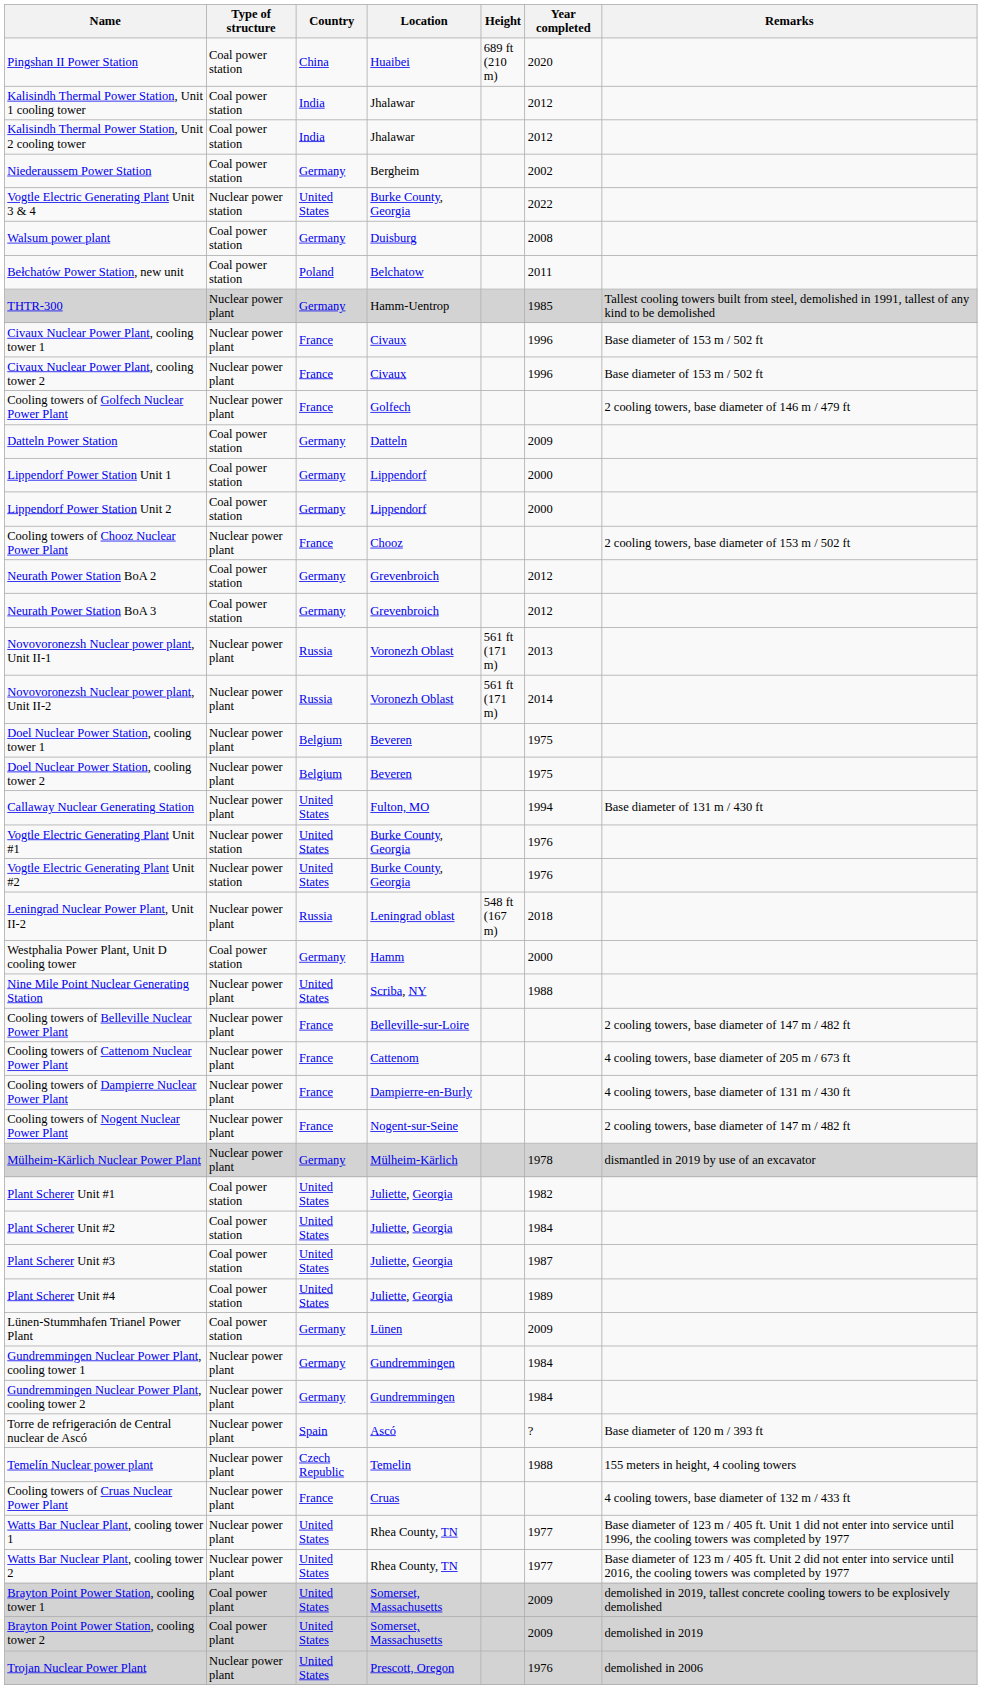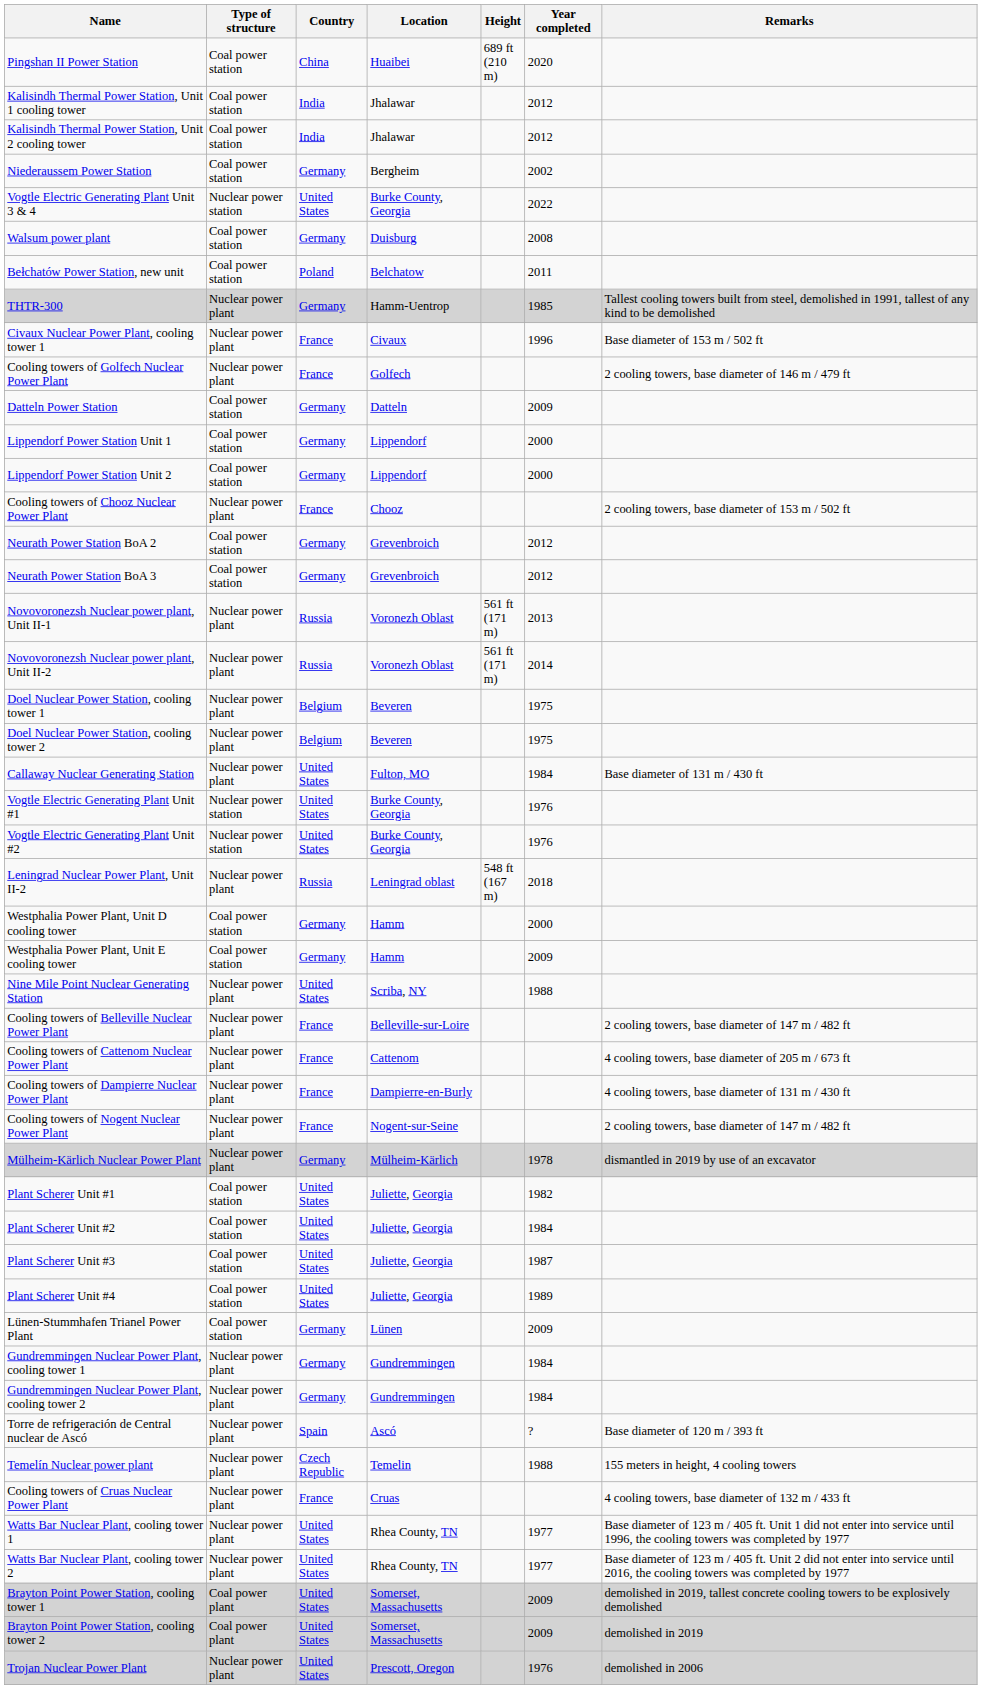- row: (100, 373)
(540, 807) 1994 -> (540, 774) 1984
+ row: (86, 957)
